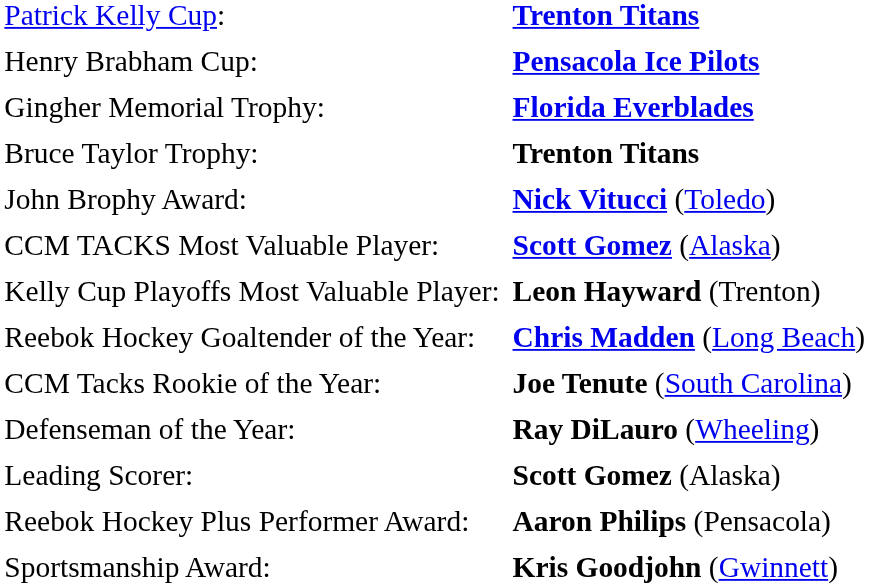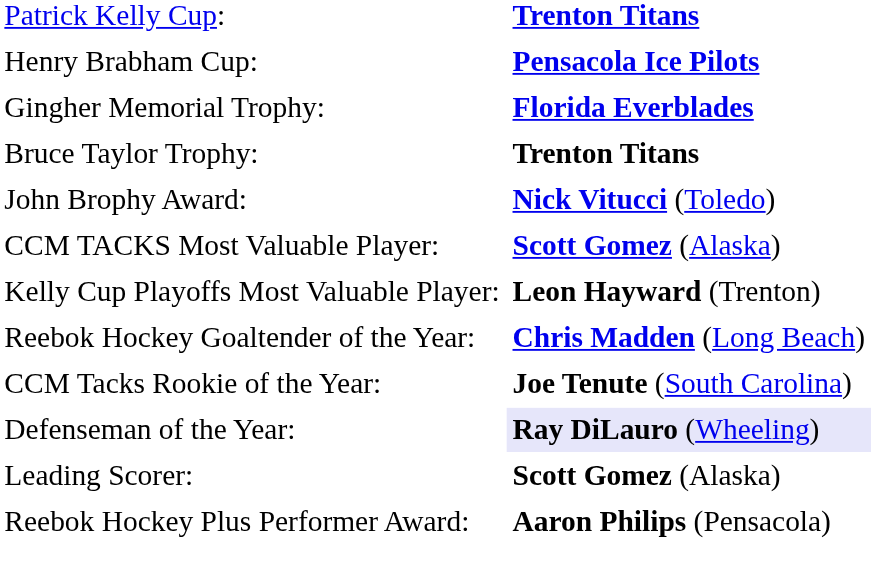(666, 429) no background -> (666, 429) lavender background
- row: (138, 567)
